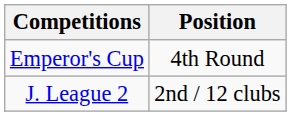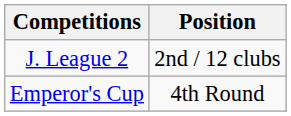rows swapped: (77, 93) <-> (77, 57)
